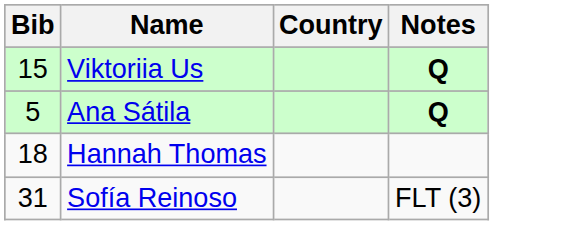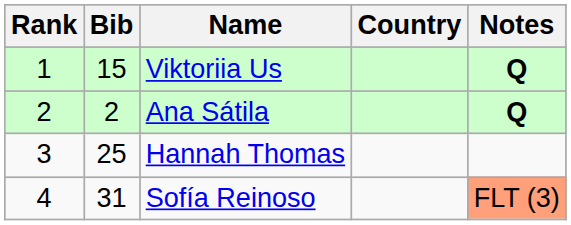+ column: (44, 25)
(33, 111) 5 -> (111, 111) 2
(33, 154) 18 -> (111, 154) 25
(438, 197) no background -> (517, 197) lightsalmon background
